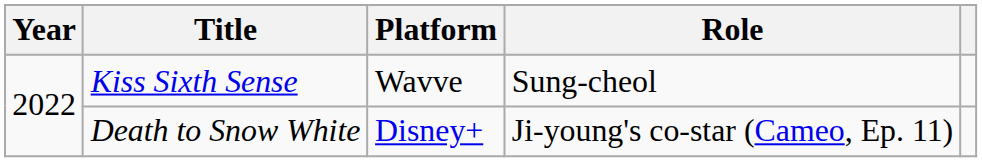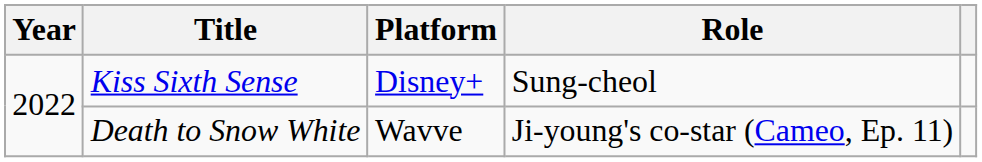(419, 80) Wavve -> (429, 80) Disney+
(429, 130) Disney+ -> (419, 130) Wavve
